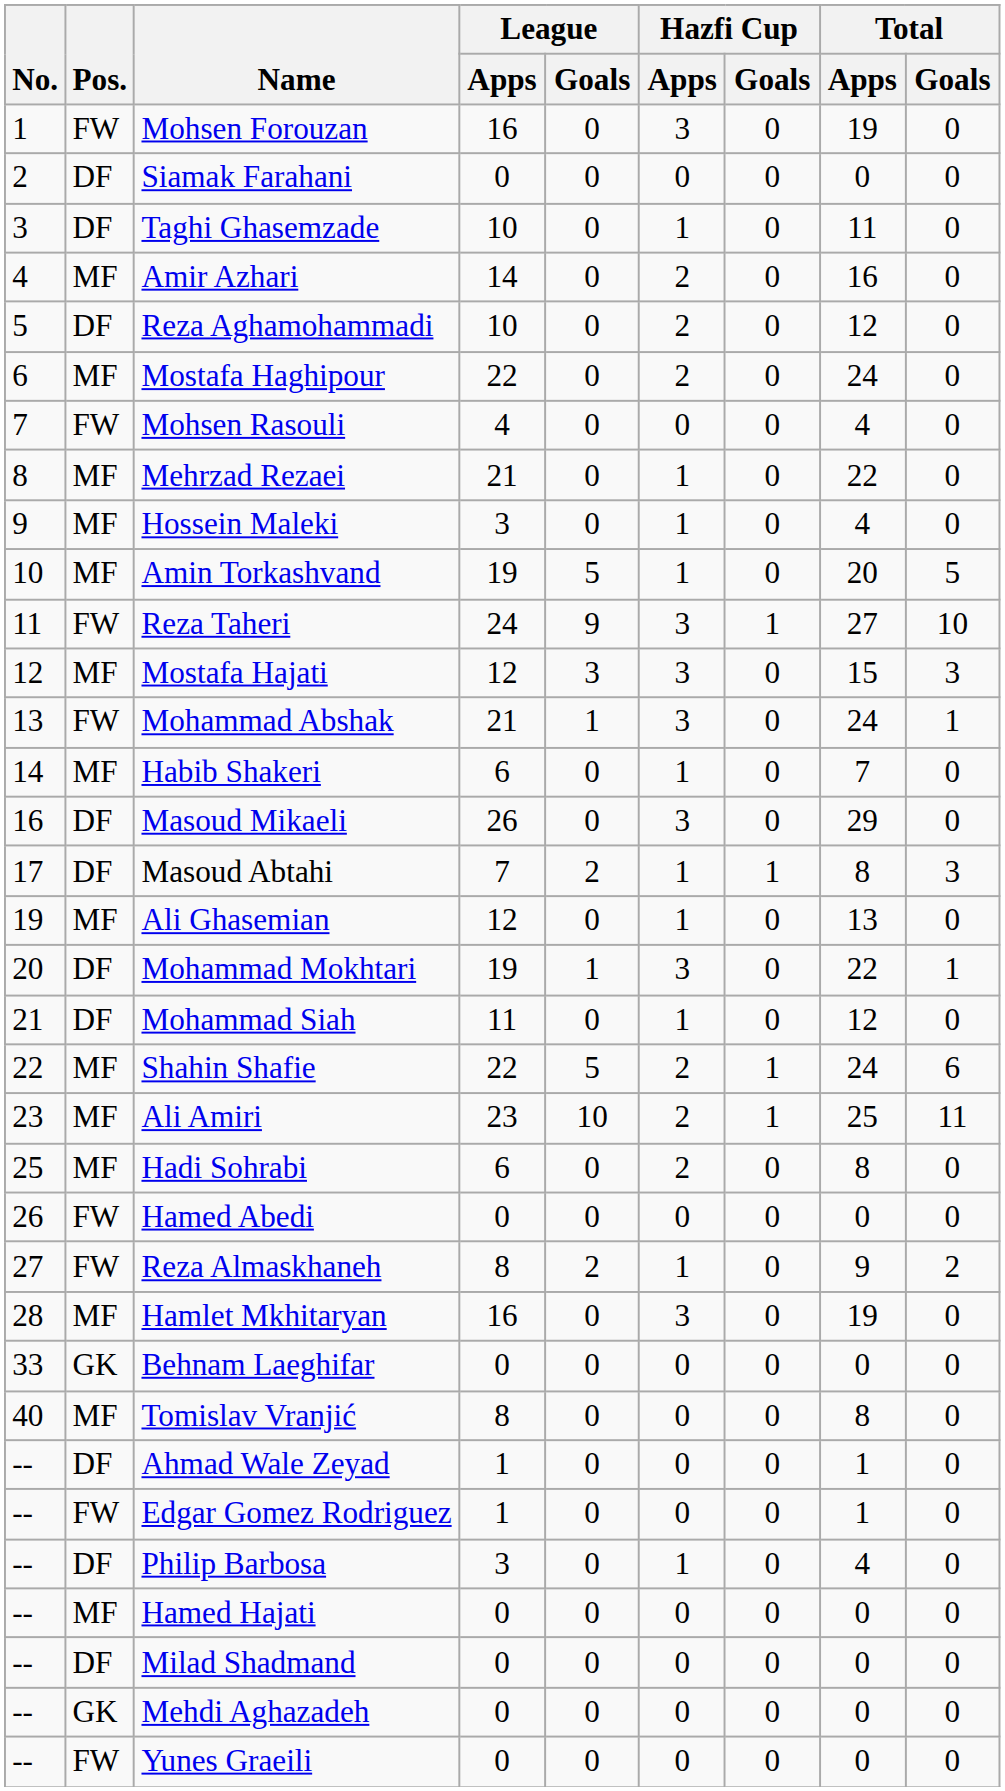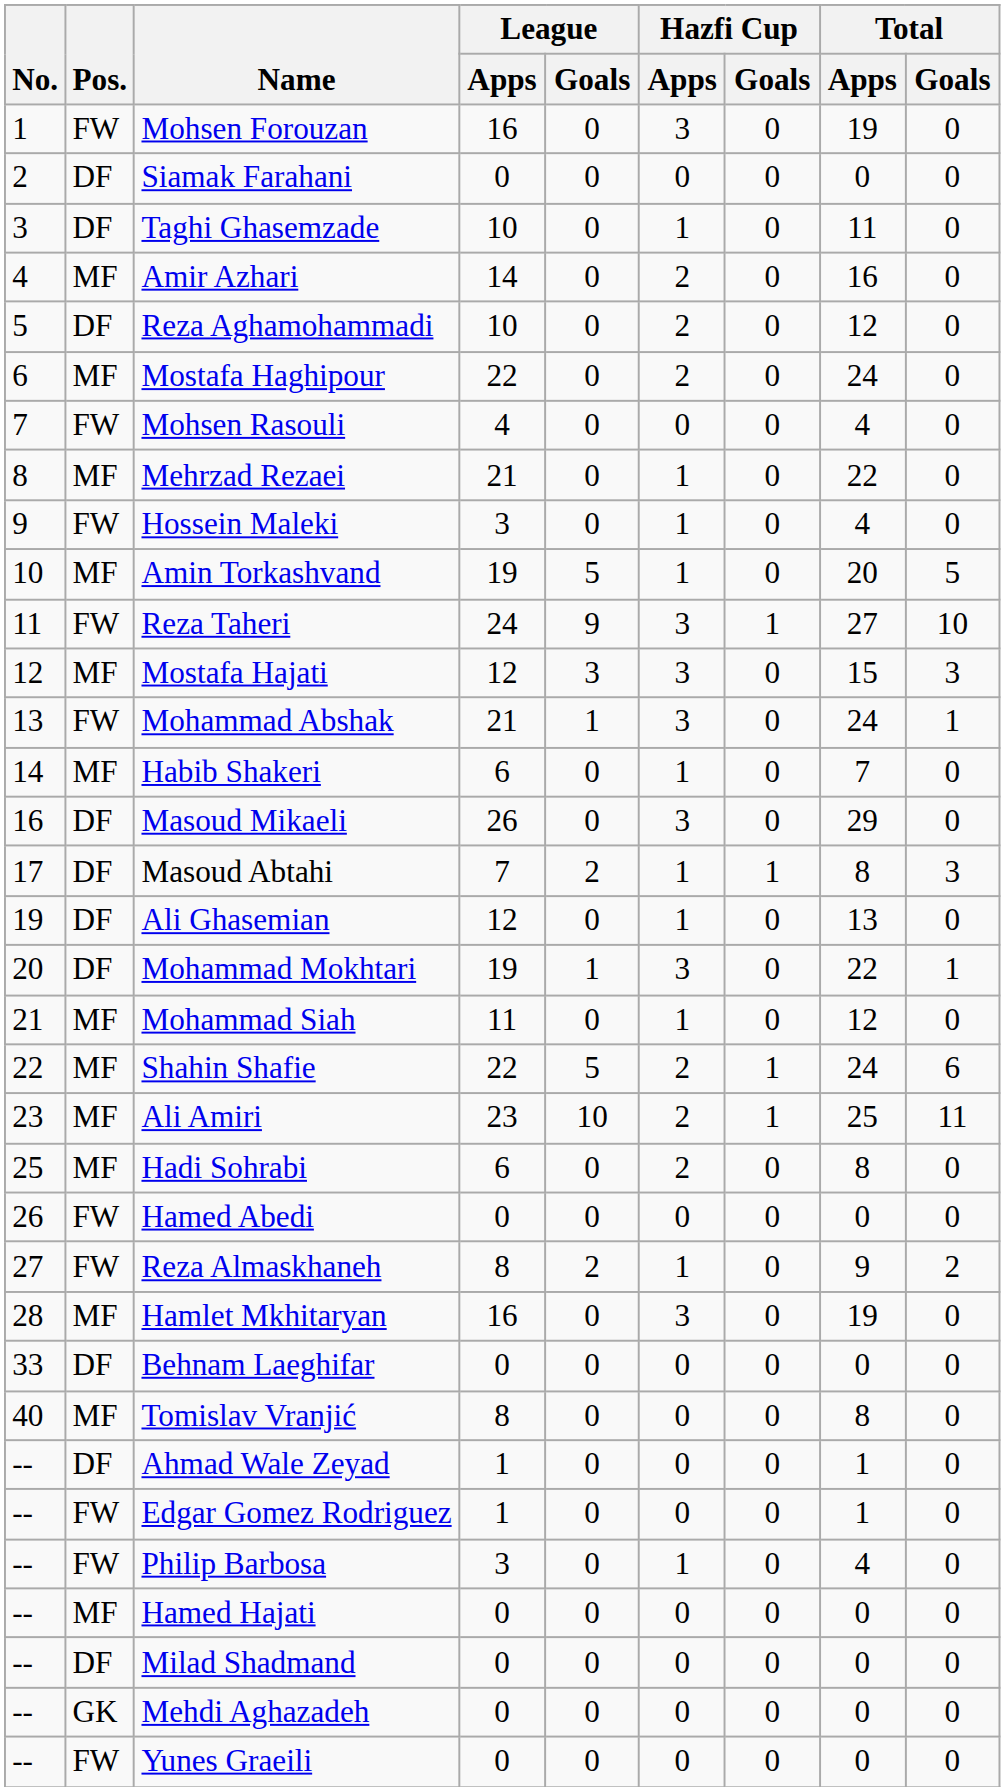(95, 524) MF -> (96, 524) FW
(95, 919) MF -> (92, 919) DF
(92, 1018) DF -> (95, 1018) MF
(95, 1365) GK -> (92, 1365) DF
(92, 1563) DF -> (96, 1563) FW
